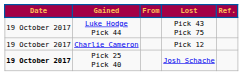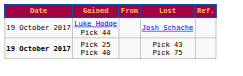(189, 27) Pick 43 Pick 75 -> (168, 27) Josh Schache
- row: (106, 44)
(189, 60) Josh Schache -> (168, 48) Pick 43 Pick 75
